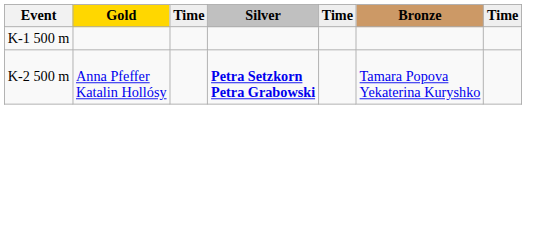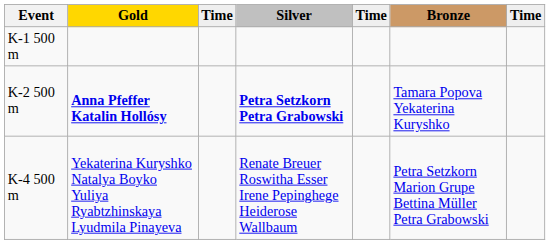(121, 84) normal -> (119, 109) bold
+ row: (31, 187)
